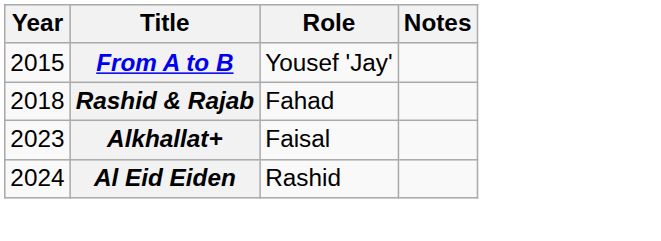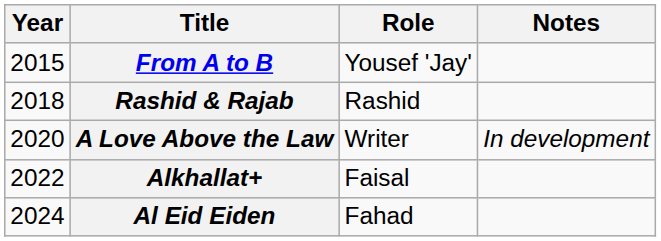(300, 100) Fahad -> (382, 100) Rashid
+ row: (205, 139)
(37, 139) 2023 -> (37, 178) 2022
(303, 178) Rashid -> (379, 216) Fahad
